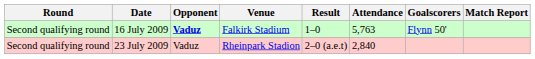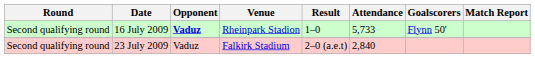(256, 29) Falkirk Stadium -> (261, 29) Rheinpark Stadion
(364, 29) 5,763 -> (364, 29) 5,733
(261, 45) Rheinpark Stadion -> (256, 45) Falkirk Stadium
